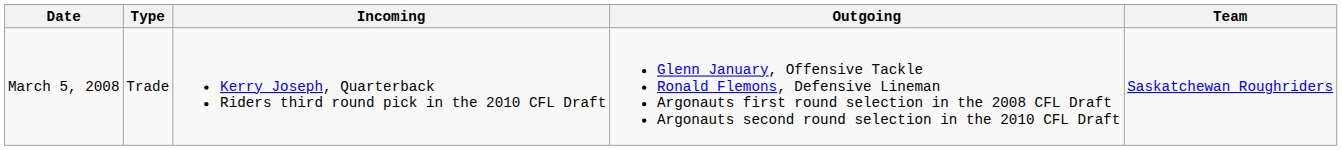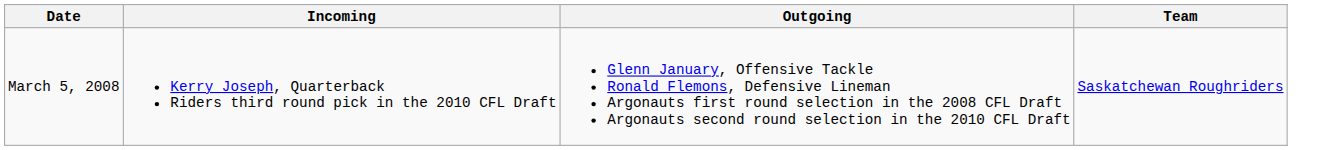- column: (148, 16)
